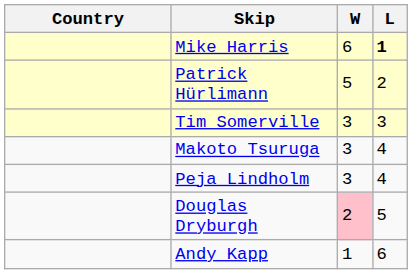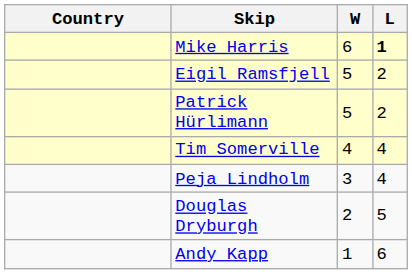+ row: (253, 75)
(347, 122) 3 -> (347, 150) 4
(382, 122) 3 -> (382, 150) 4
- row: (247, 150)
(347, 216) pink background -> (347, 216) no background
